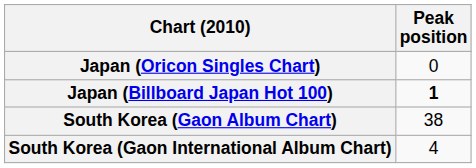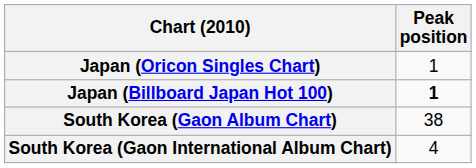(434, 65) 0 -> (434, 65) 1
